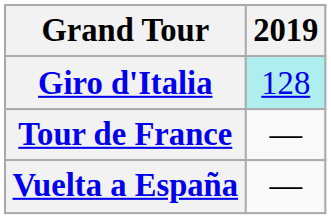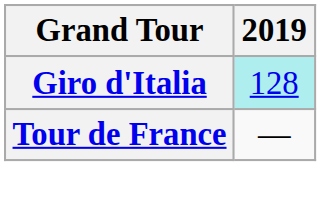- row: (125, 185)
